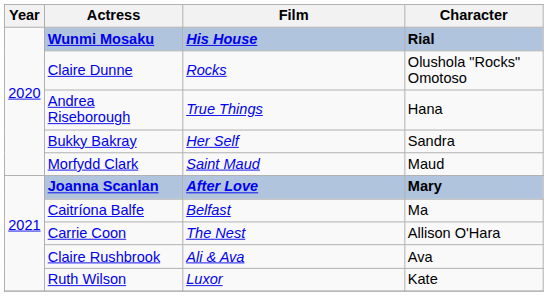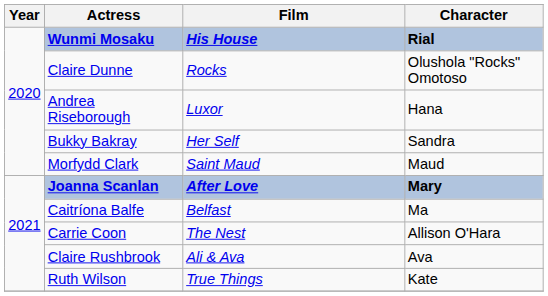(224, 109) True Things -> (204, 109) Luxor
(204, 279) Luxor -> (224, 279) True Things
